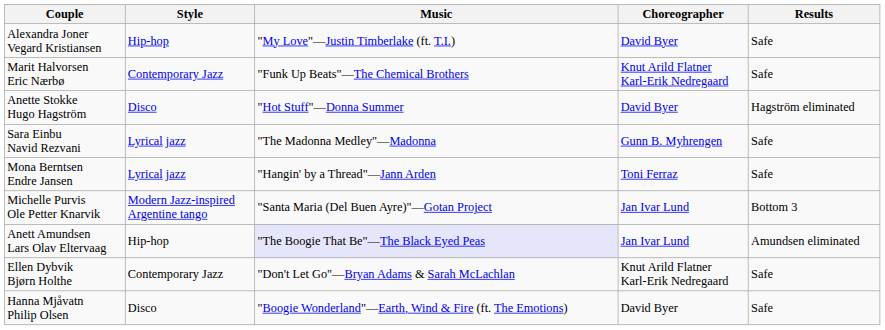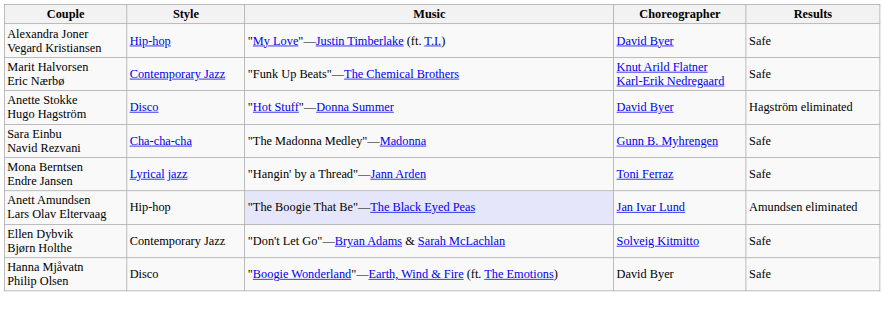(157, 140) Lyrical jazz -> (161, 140) Cha-cha-cha
- row: (54, 207)
(675, 274) Knut Arild Flatner Karl-Erik Nedregaard -> (658, 241) Solveig Kitmitto
